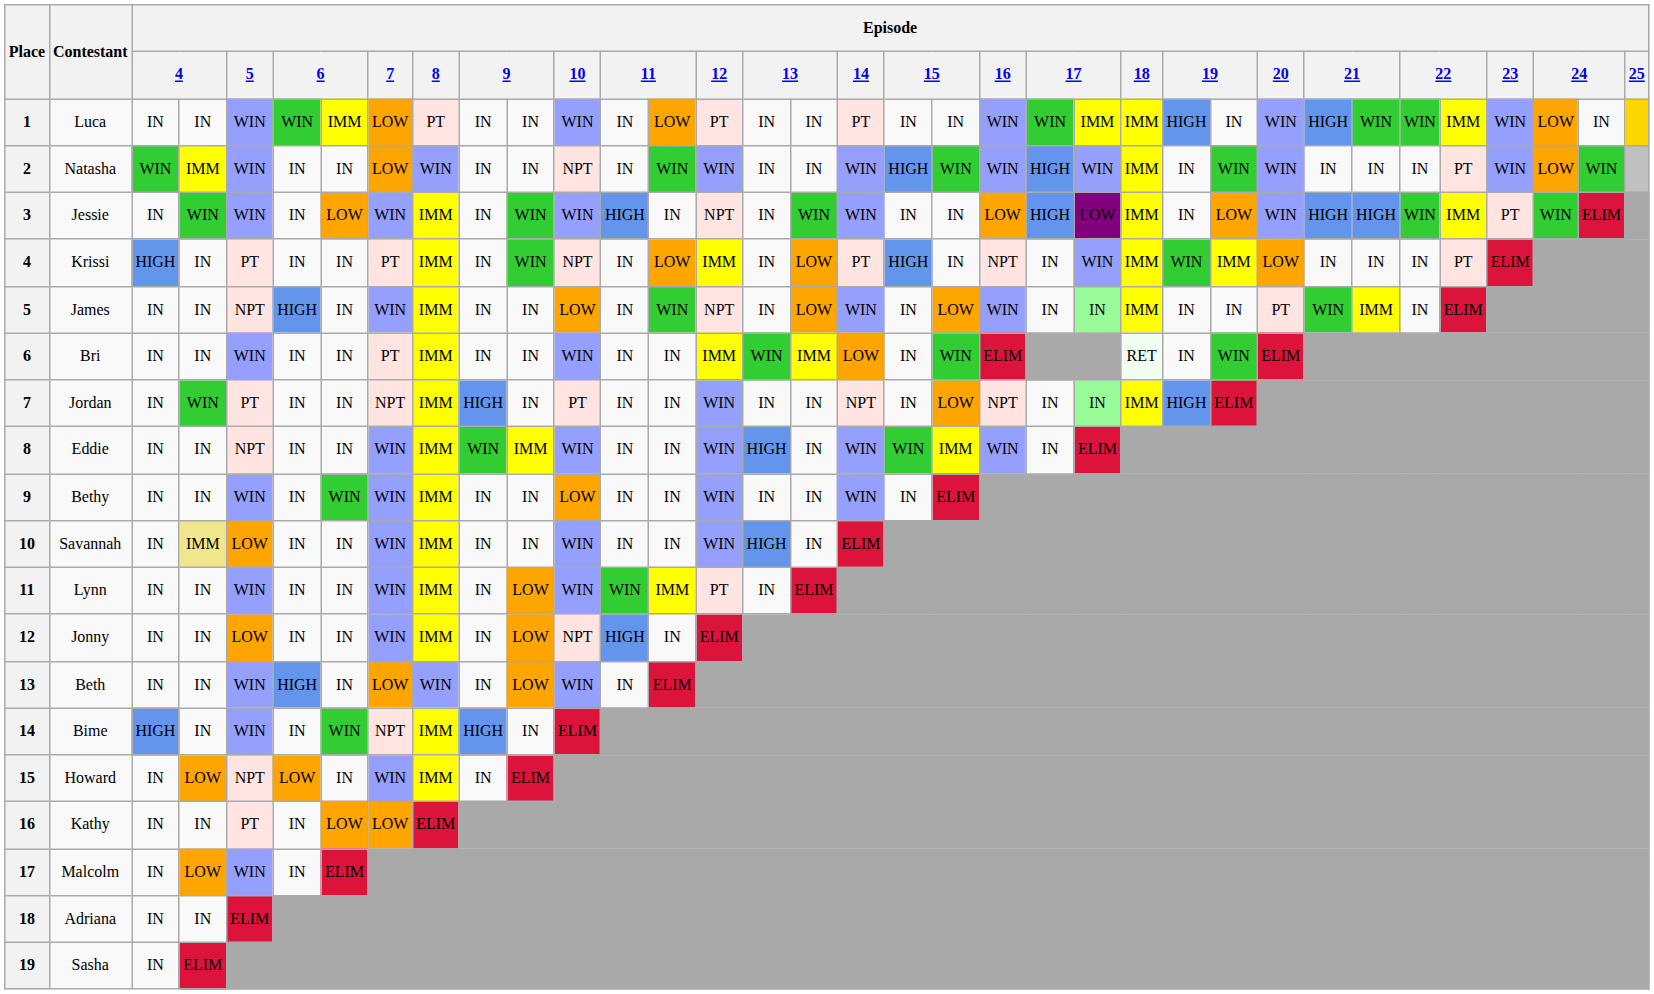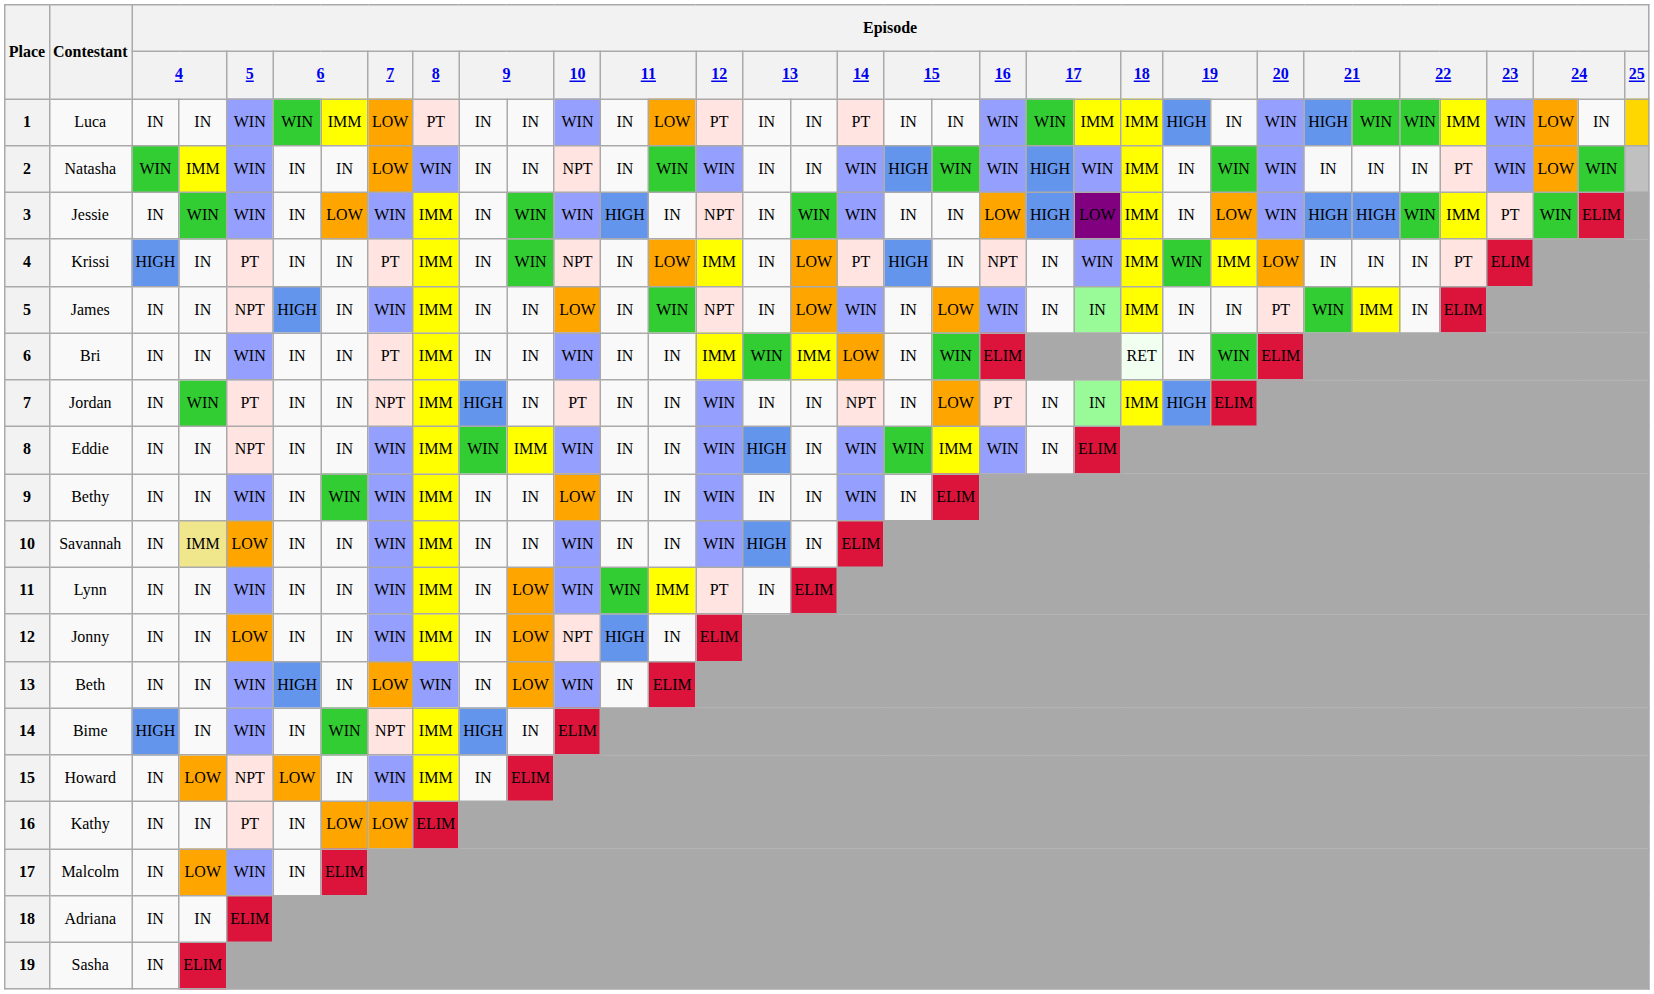(1003, 402) NPT -> (1003, 402) PT
